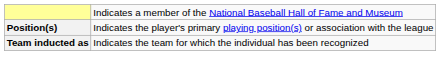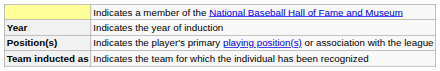+ row: (17, 27)
